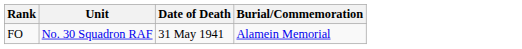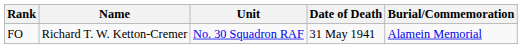+ column: (114, 14)
